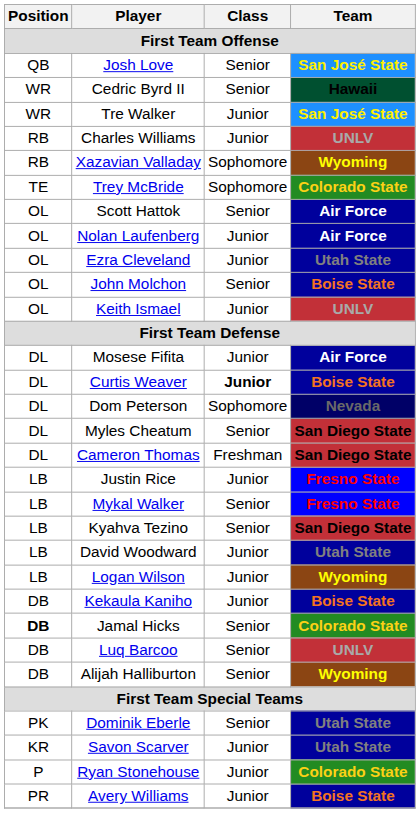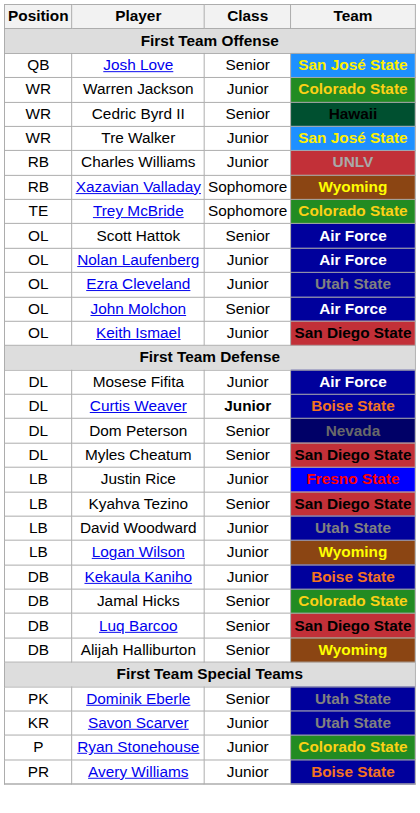+ row: (138, 89)
(353, 284) Boise State -> (353, 308) Air Force
(353, 308) UNLV -> (353, 333) San Diego State
(248, 406) Sophomore -> (248, 430) Senior
- row: (138, 455)
- row: (138, 503)
(38, 625) bold -> (38, 601) normal
(353, 650) UNLV -> (353, 625) San Diego State
